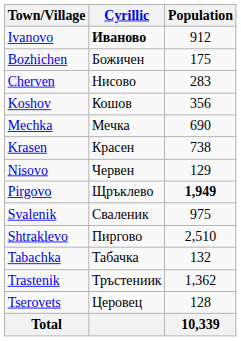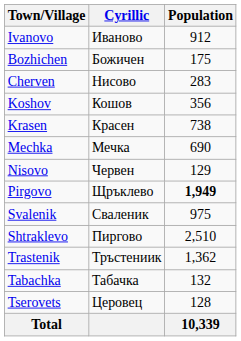(119, 37) bold -> (117, 37) normal
rows swapped: (27, 147) <-> (30, 125)
rows swapped: (34, 258) <-> (34, 280)
